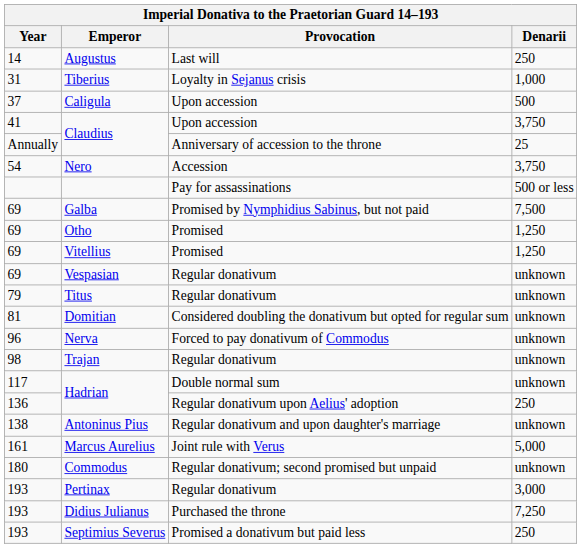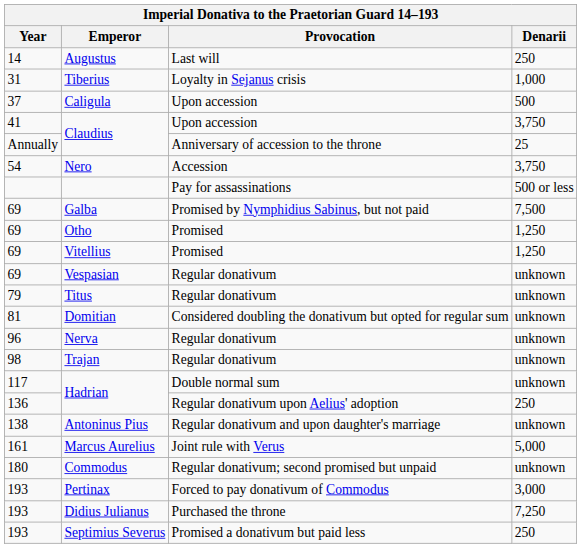(280, 338) Forced to pay donativum of Commodus -> (224, 338) Regular donativum
(224, 489) Regular donativum -> (280, 489) Forced to pay donativum of Commodus
